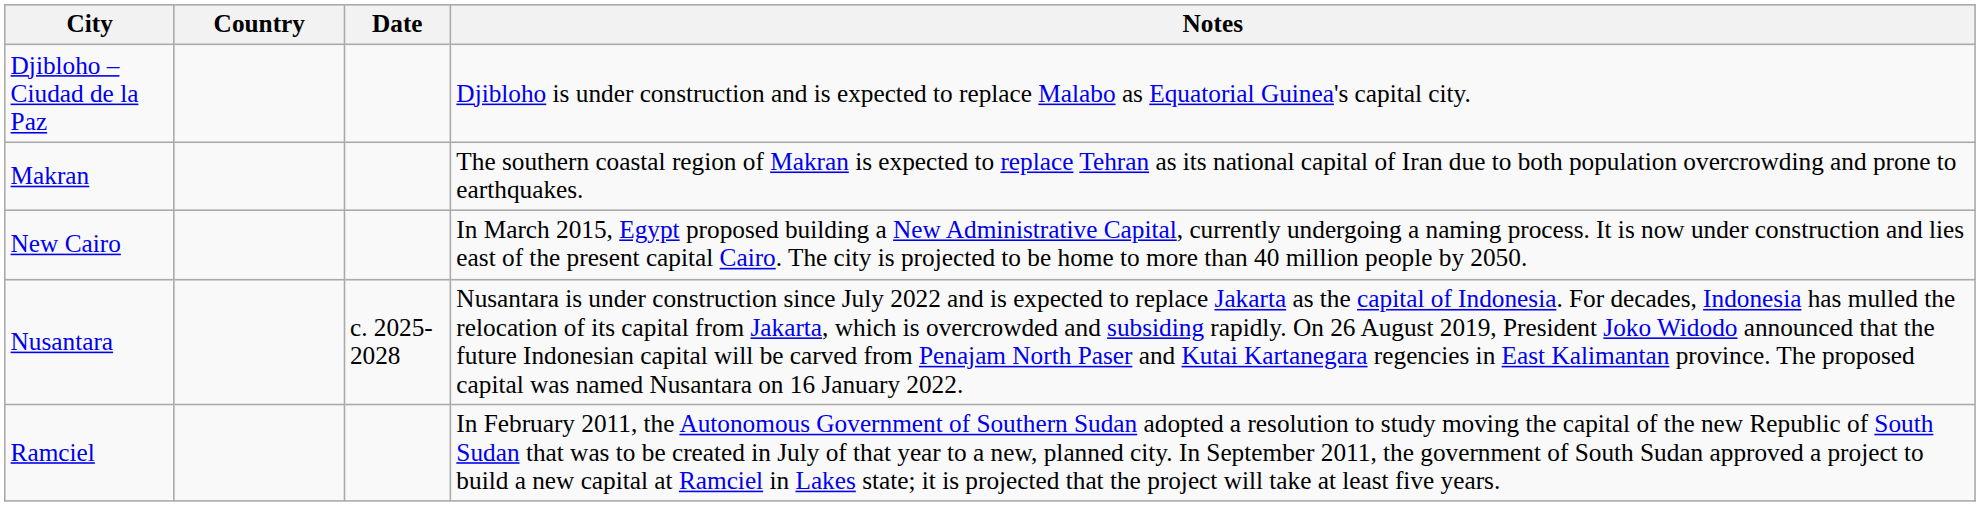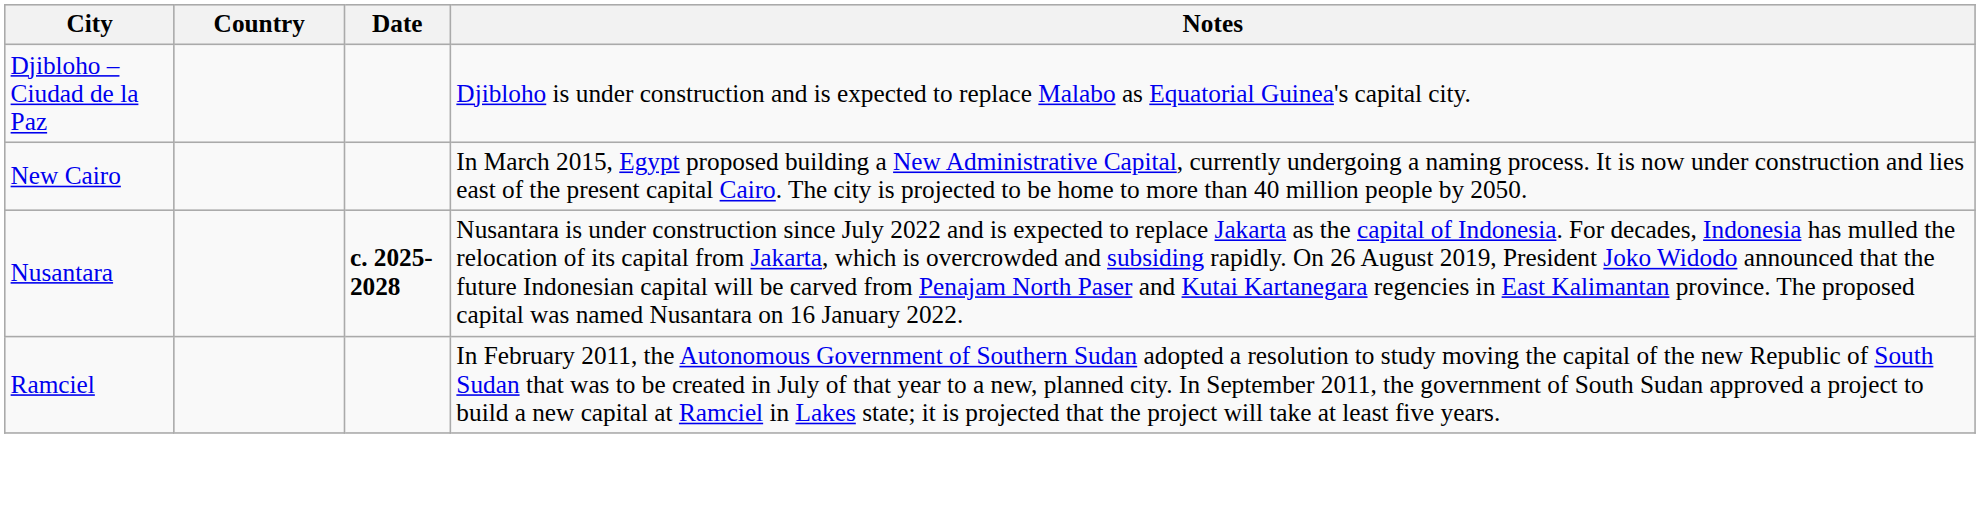- row: (50, 175)
(391, 341) normal -> (391, 272) bold
